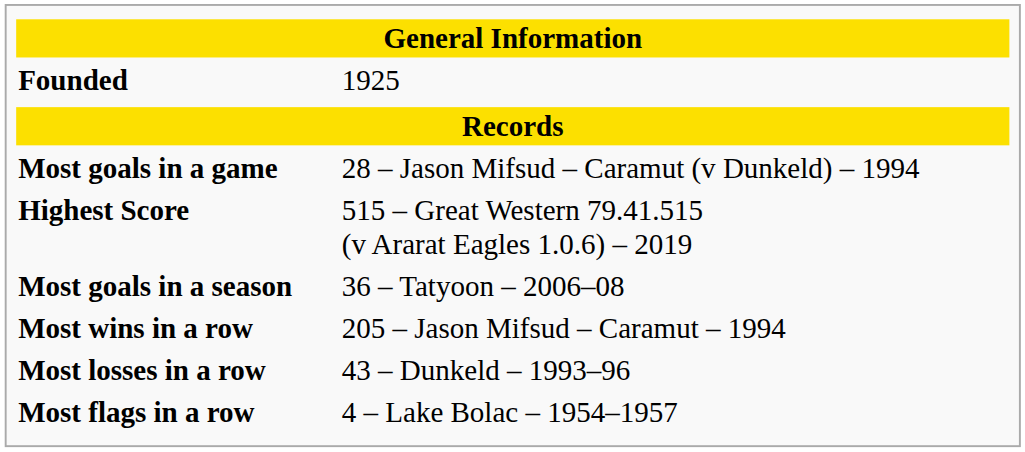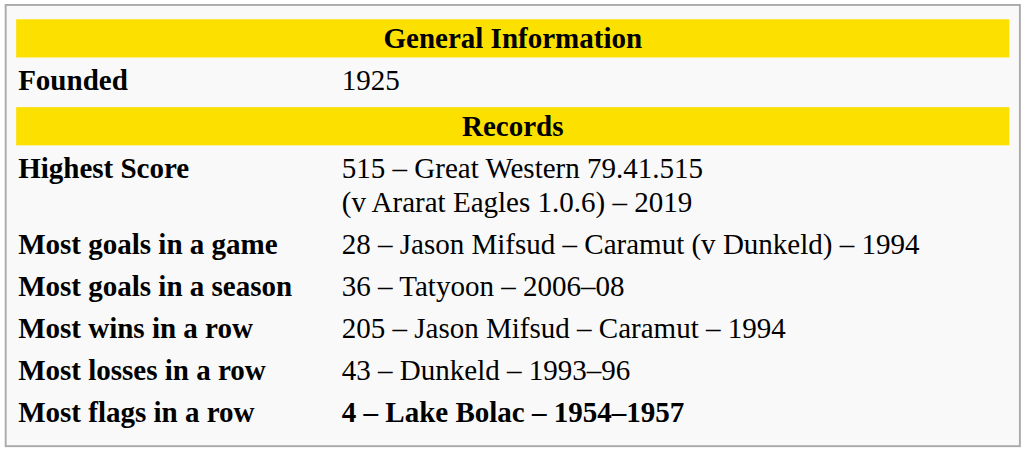rows swapped: (104, 209) <-> (148, 167)
(510, 412) normal -> (513, 412) bold
